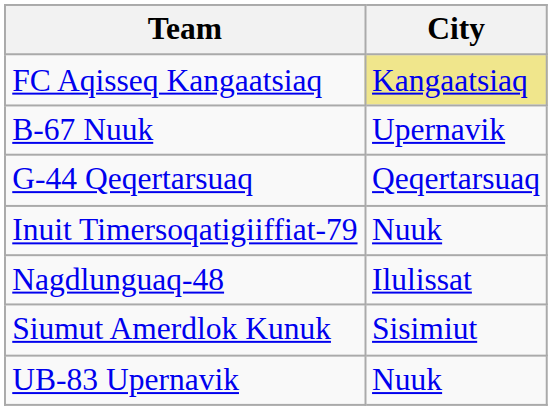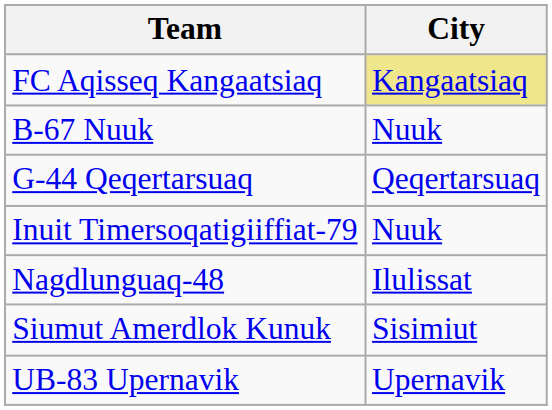(439, 129) Upernavik -> (407, 129) Nuuk
(407, 379) Nuuk -> (439, 379) Upernavik
